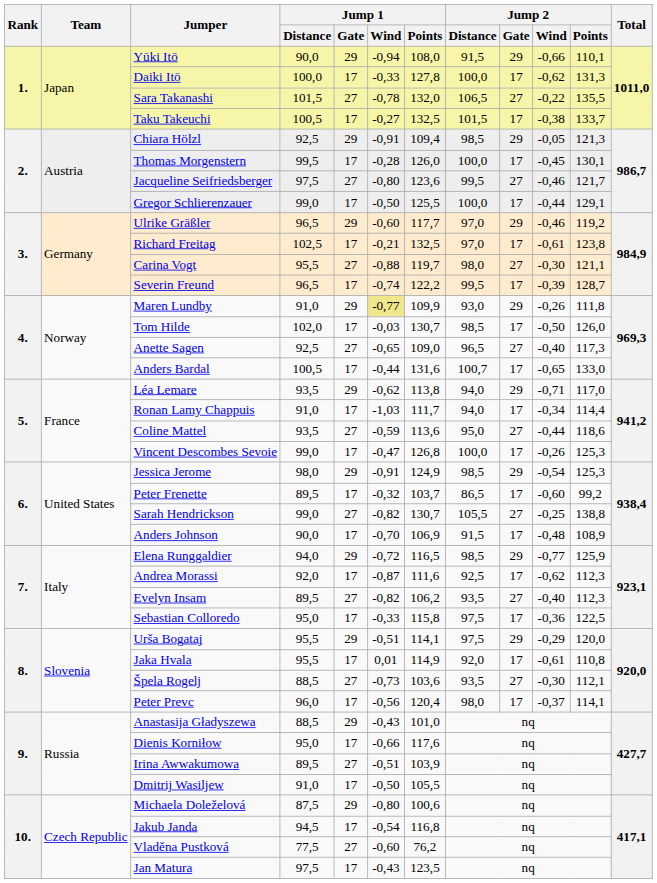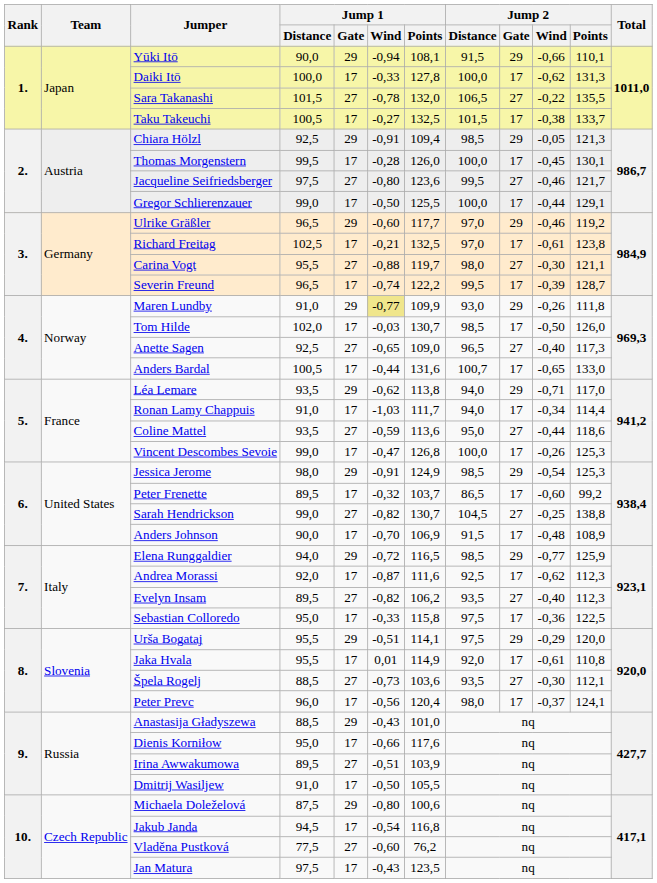(425, 56) 108,0 -> (425, 56) 108,1
(473, 514) 105,5 -> (473, 514) 104,5
(590, 701) 114,1 -> (590, 701) 124,1
